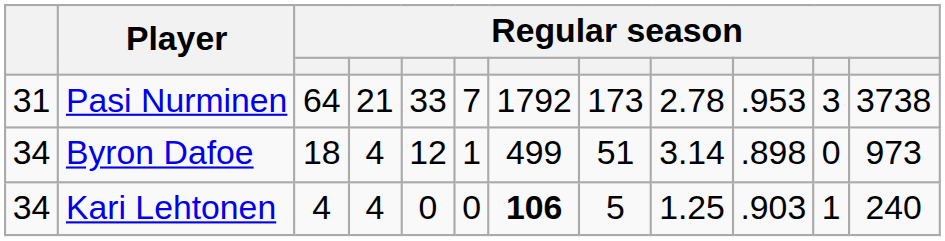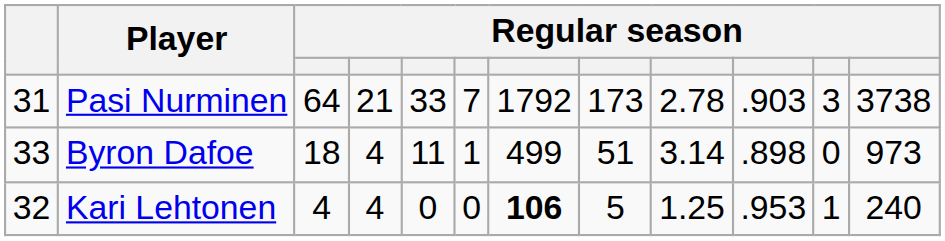(773, 100) .953 -> (773, 100) .903
(32, 153) 34 -> (32, 153) 33
(428, 153) 12 -> (428, 153) 11
(32, 207) 34 -> (32, 207) 32
(773, 207) .903 -> (773, 207) .953
